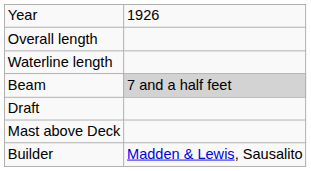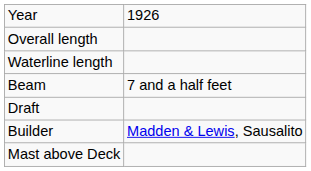(179, 85) lightgrey background -> (179, 85) no background
rows swapped: (64, 131) <-> (30, 154)
